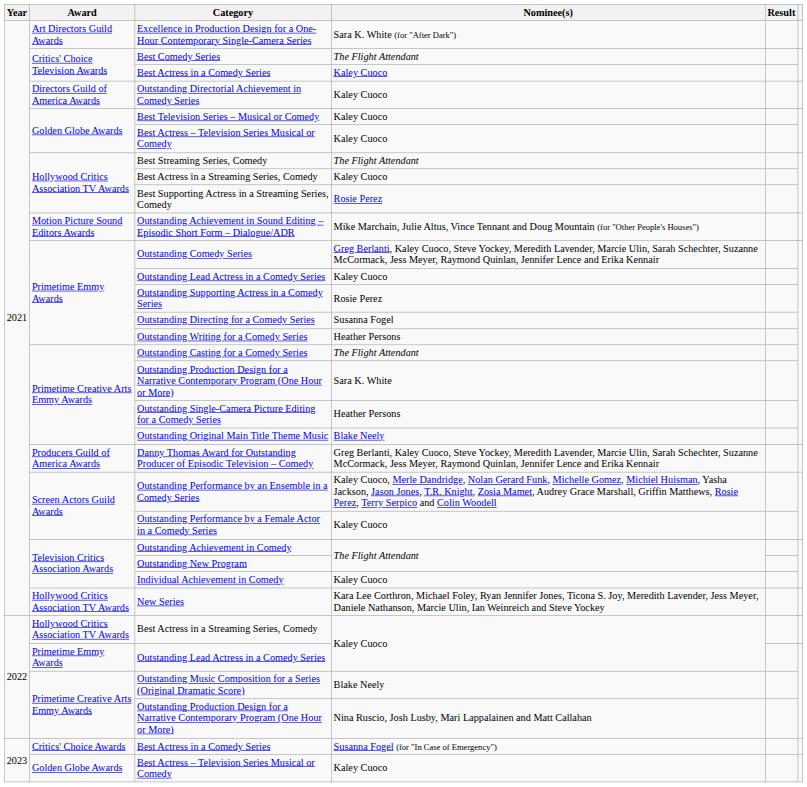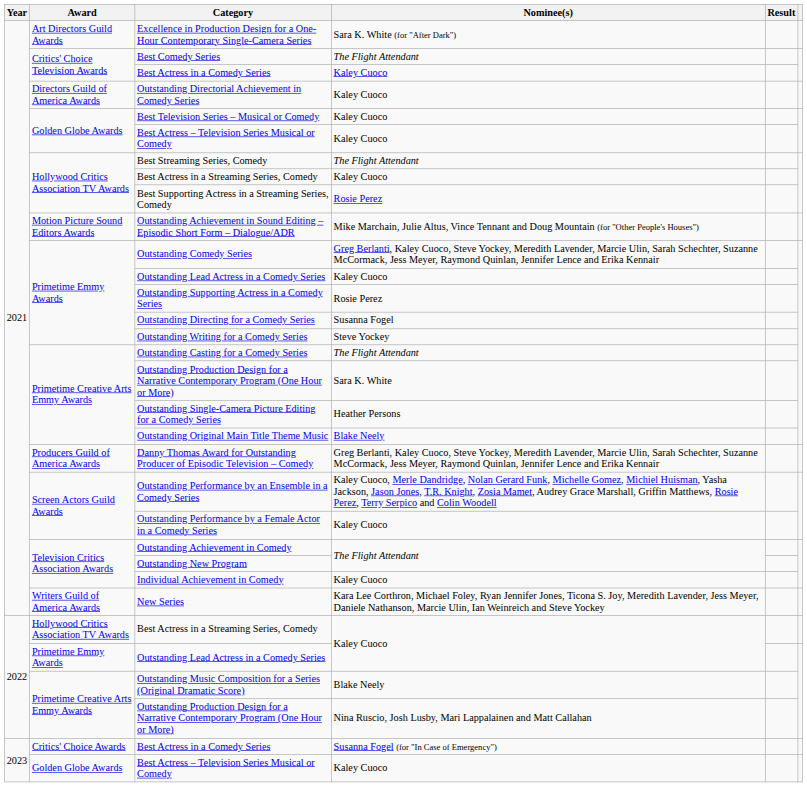(367, 336) Heather Persons -> (361, 336) Steve Yockey
(80, 601) Hollywood Critics Association TV Awards -> (66, 601) Writers Guild of America Awards
